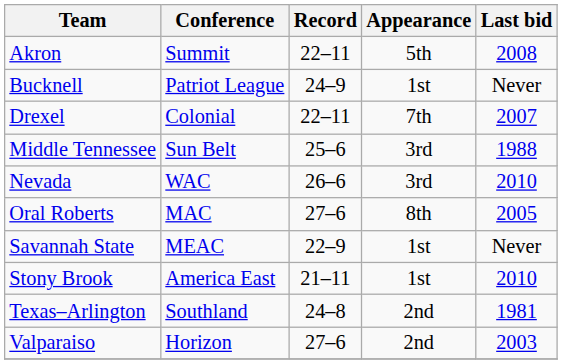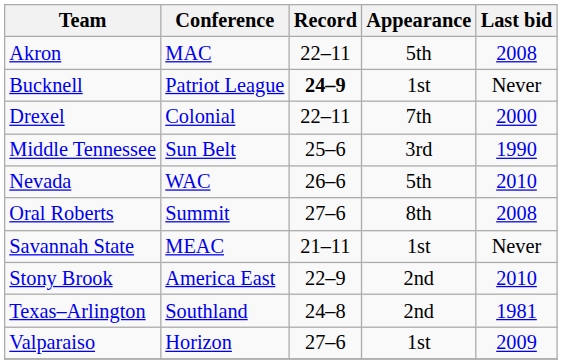(197, 52) Summit -> (188, 52) MAC
(325, 85) normal -> (325, 85) bold
(517, 117) 2007 -> (517, 117) 2000
(517, 149) 1988 -> (517, 149) 1990
(419, 181) 3rd -> (419, 181) 5th
(188, 213) MAC -> (197, 213) Summit
(517, 213) 2005 -> (517, 213) 2008
(325, 246) 22–9 -> (325, 246) 21–11
(325, 278) 21–11 -> (325, 278) 22–9
(419, 278) 1st -> (419, 278) 2nd
(419, 342) 2nd -> (419, 342) 1st
(517, 342) 2003 -> (517, 342) 2009
